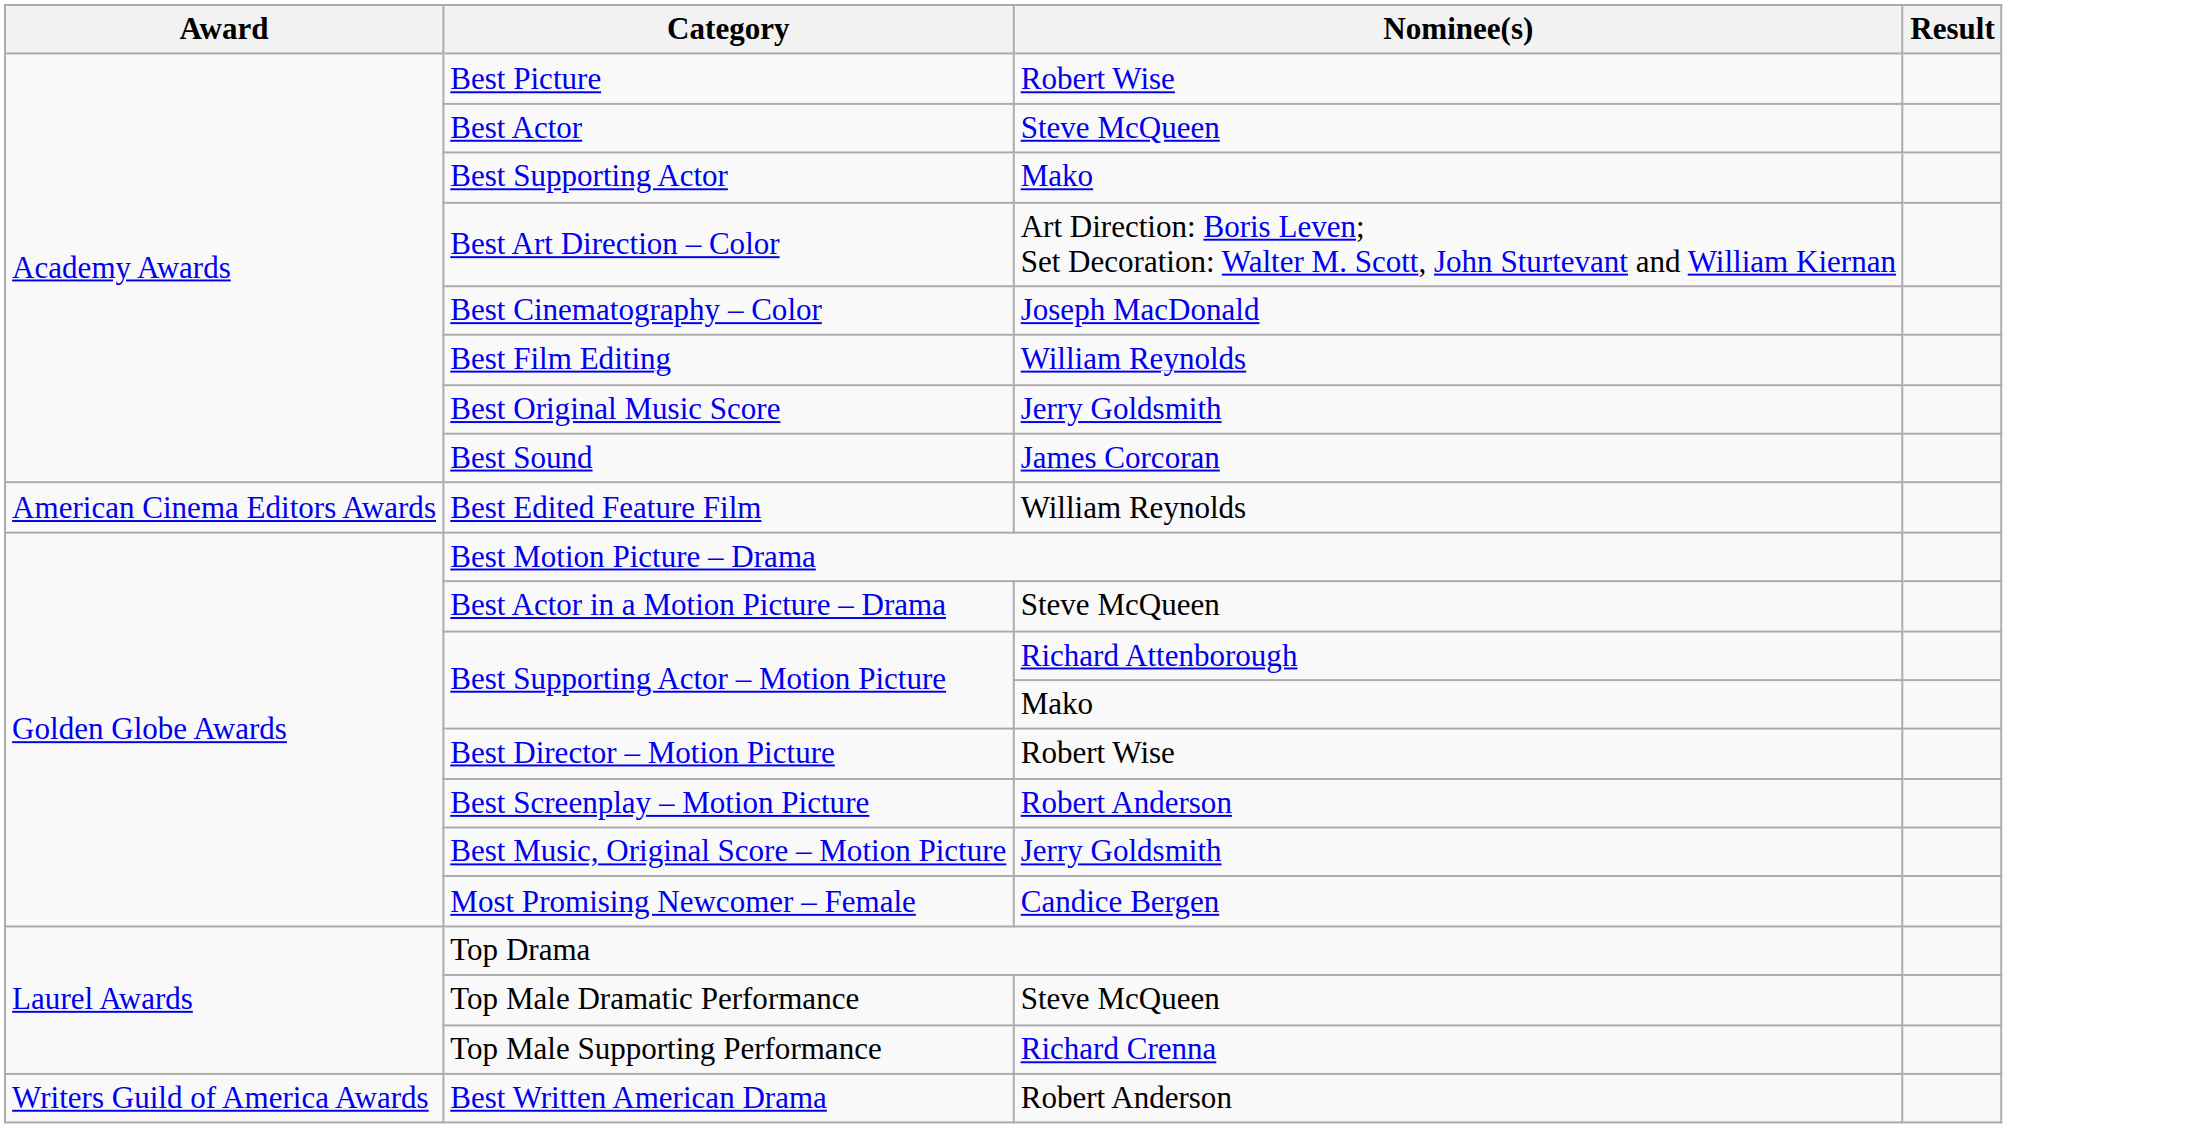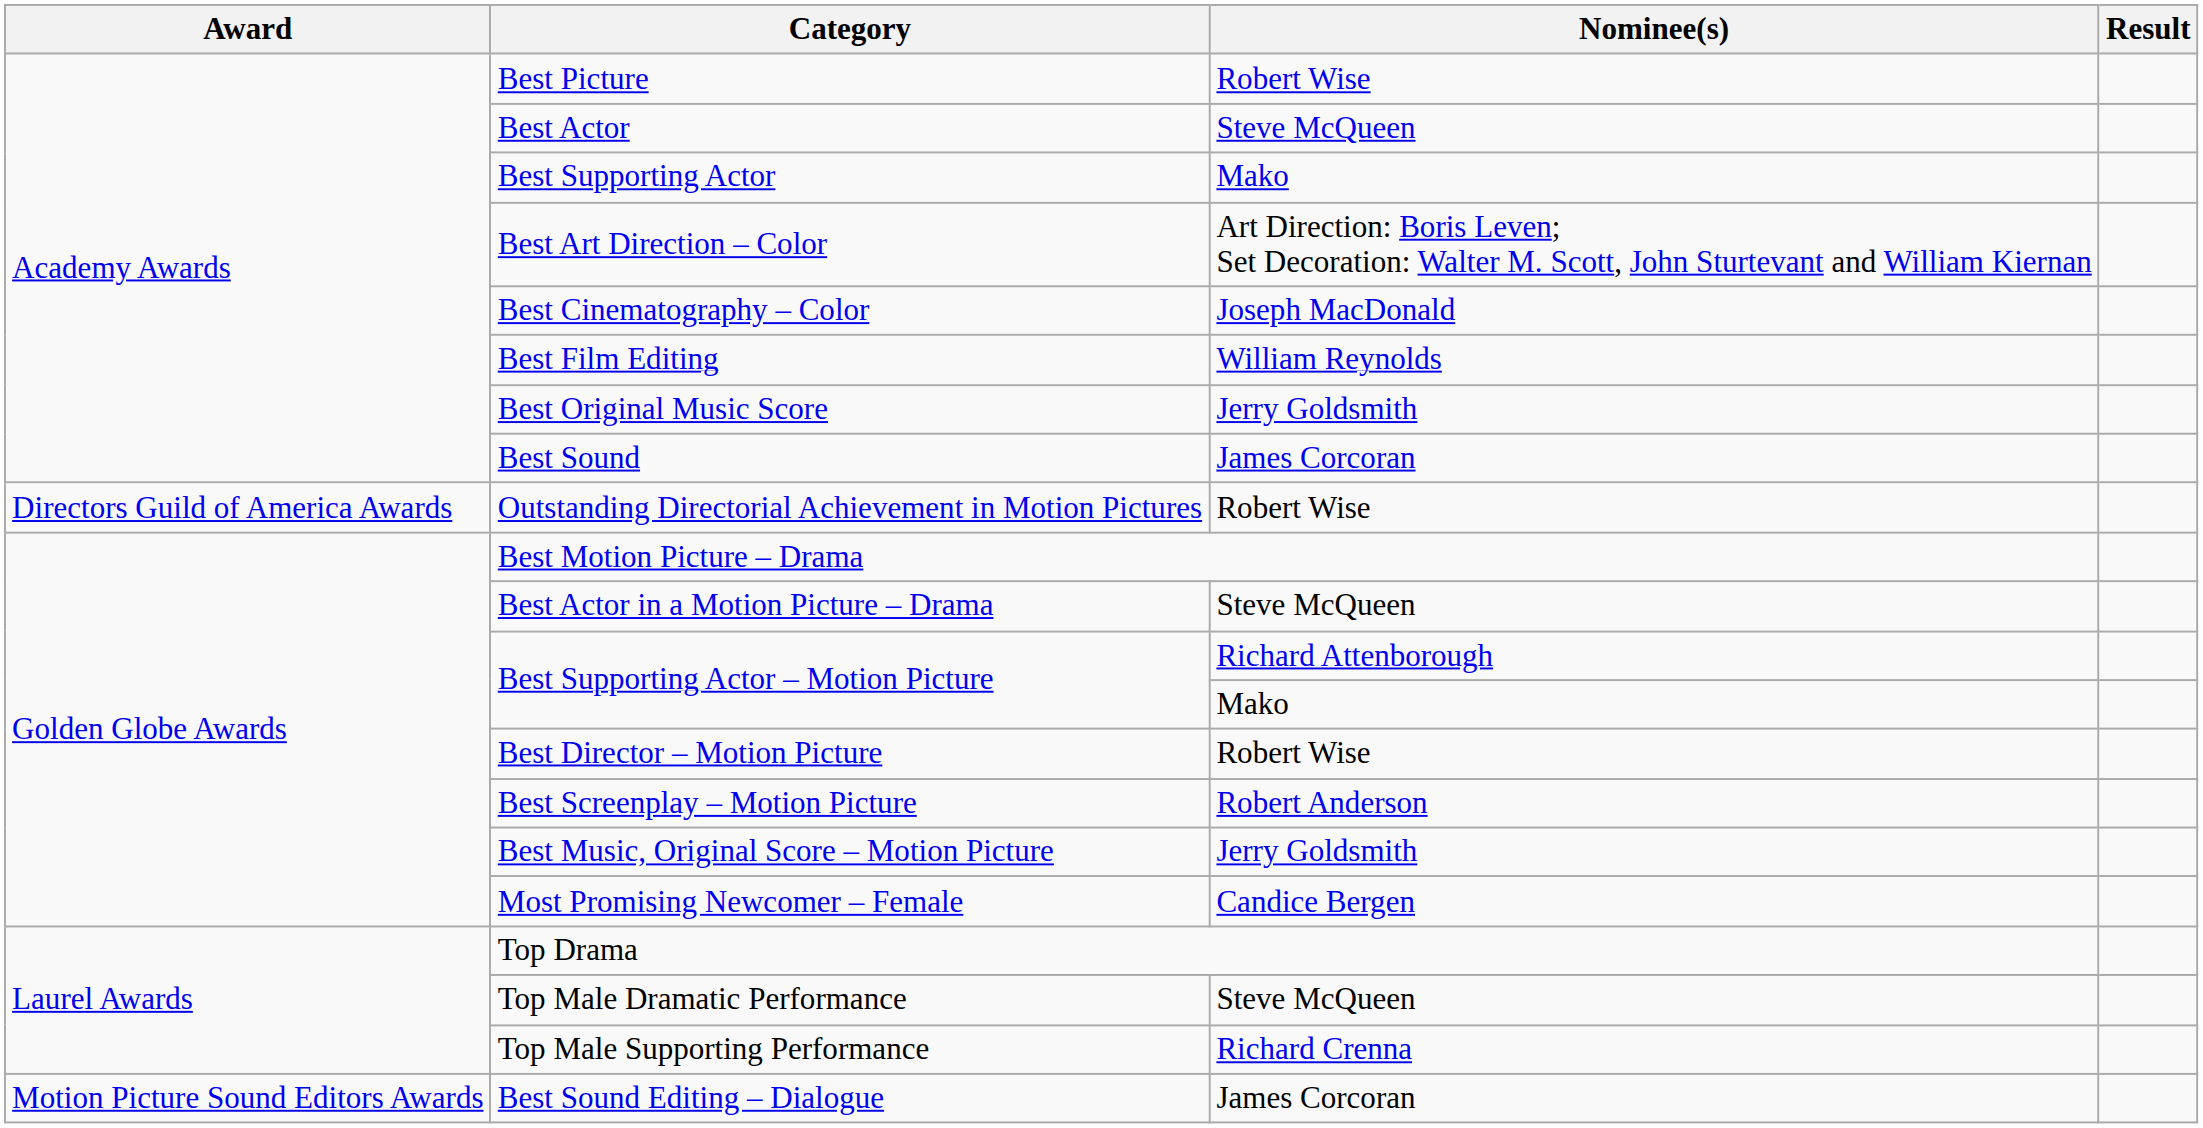- row: (606, 507)
+ row: (850, 507)
+ row: (691, 1097)
- row: (639, 1097)
